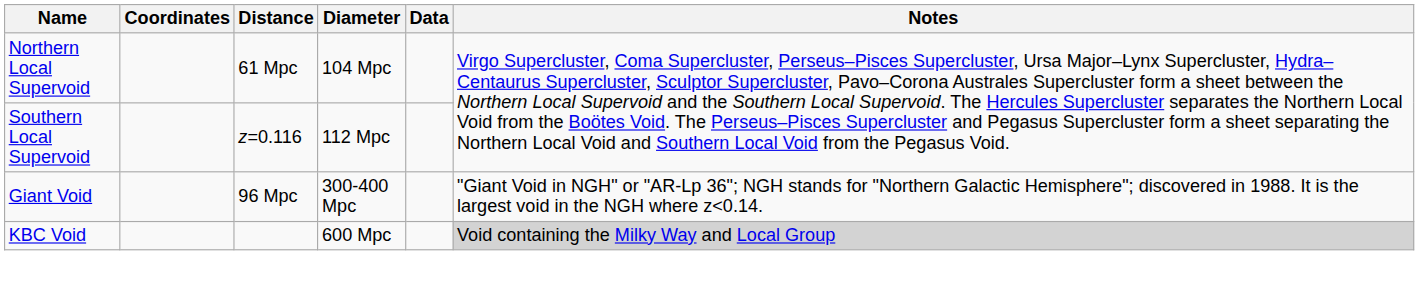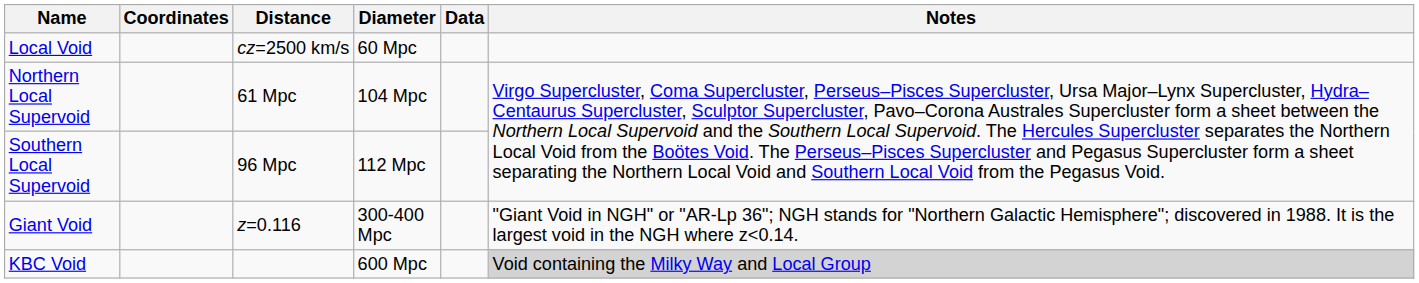+ row: (50, 47)
(270, 137) z=0.116 -> (267, 165) 96 Mpc
(268, 196) 96 Mpc -> (269, 225) z=0.116
